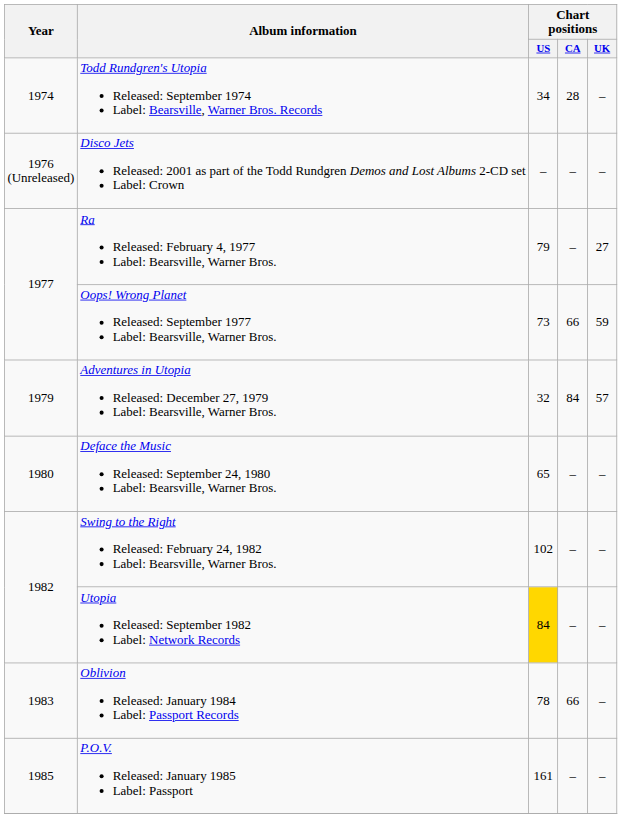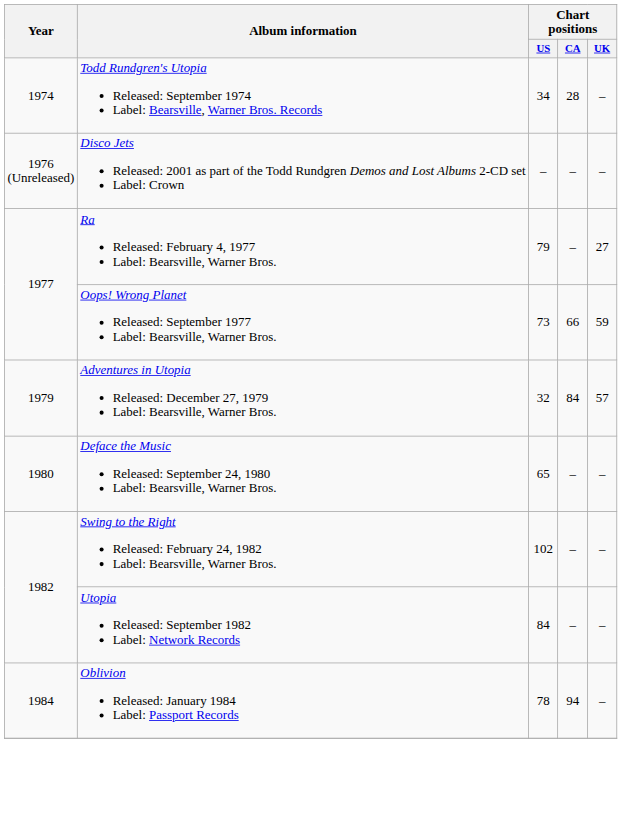(543, 624) gold background -> (543, 624) no background
(41, 700) 1983 -> (41, 700) 1984
(573, 700) 66 -> (573, 700) 94
- row: (303, 770)
